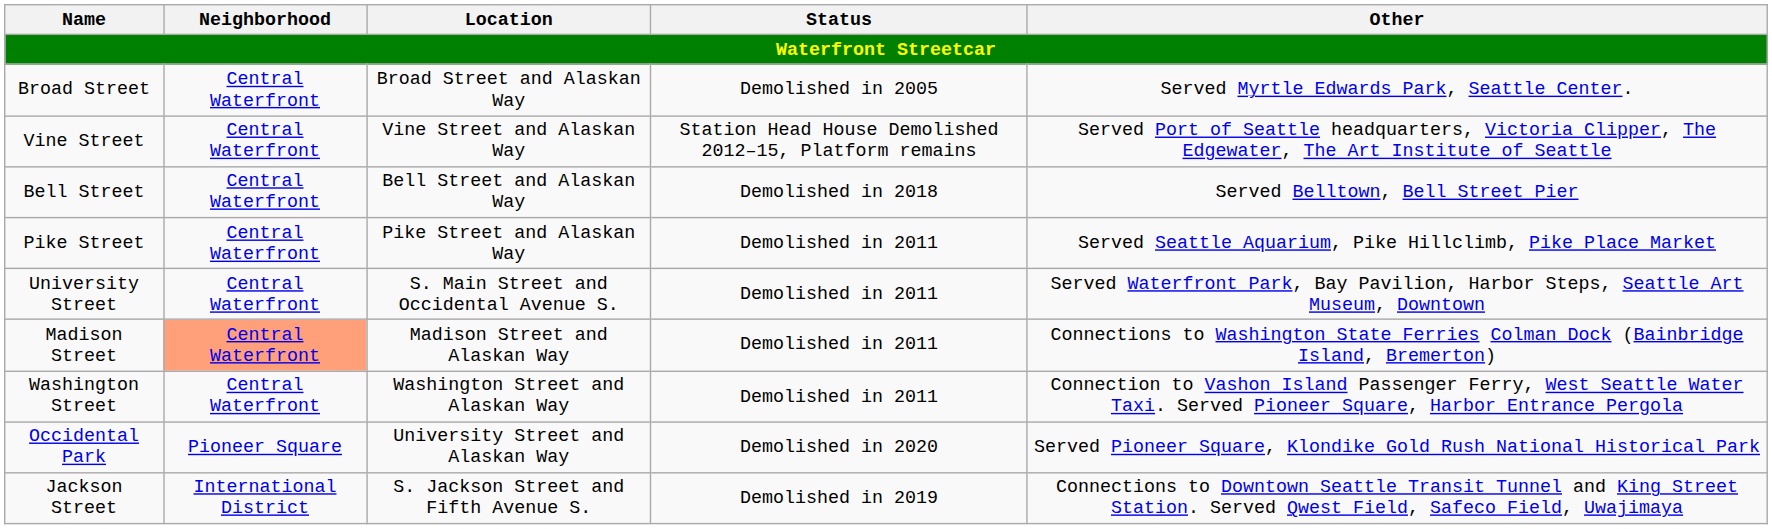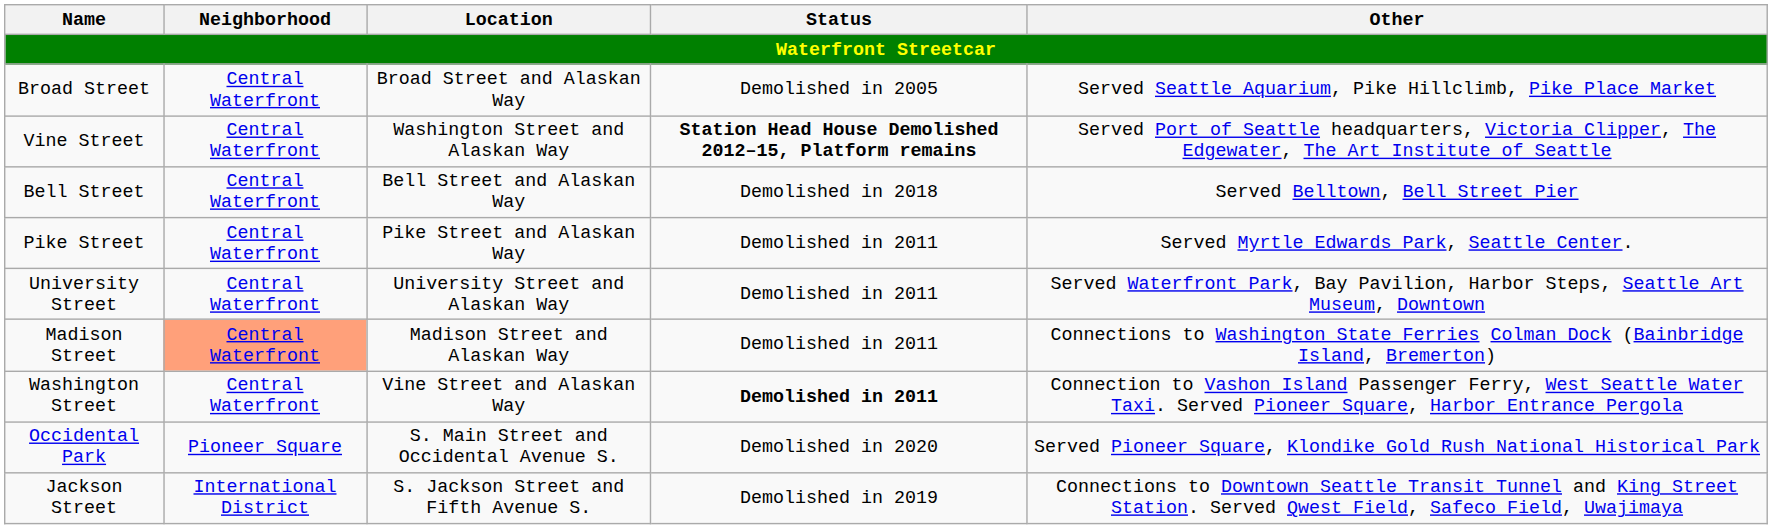(1397, 90) Served Myrtle Edwards Park, Seattle Center. -> (1397, 90) Served Seattle Aquarium, Pike Hillclimb, Pike Place Market
(509, 141) Vine Street and Alaskan Way -> (509, 141) Washington Street and Alaskan Way
(839, 141) normal -> (839, 141) bold
(1397, 243) Served Seattle Aquarium, Pike Hillclimb, Pike Place Market -> (1397, 243) Served Myrtle Edwards Park, Seattle Center.
(509, 294) S. Main Street and Occidental Avenue S. -> (509, 294) University Street and Alaskan Way
(509, 396) Washington Street and Alaskan Way -> (509, 396) Vine Street and Alaskan Way
(839, 396) normal -> (839, 396) bold
(509, 447) University Street and Alaskan Way -> (509, 447) S. Main Street and Occidental Avenue S.
